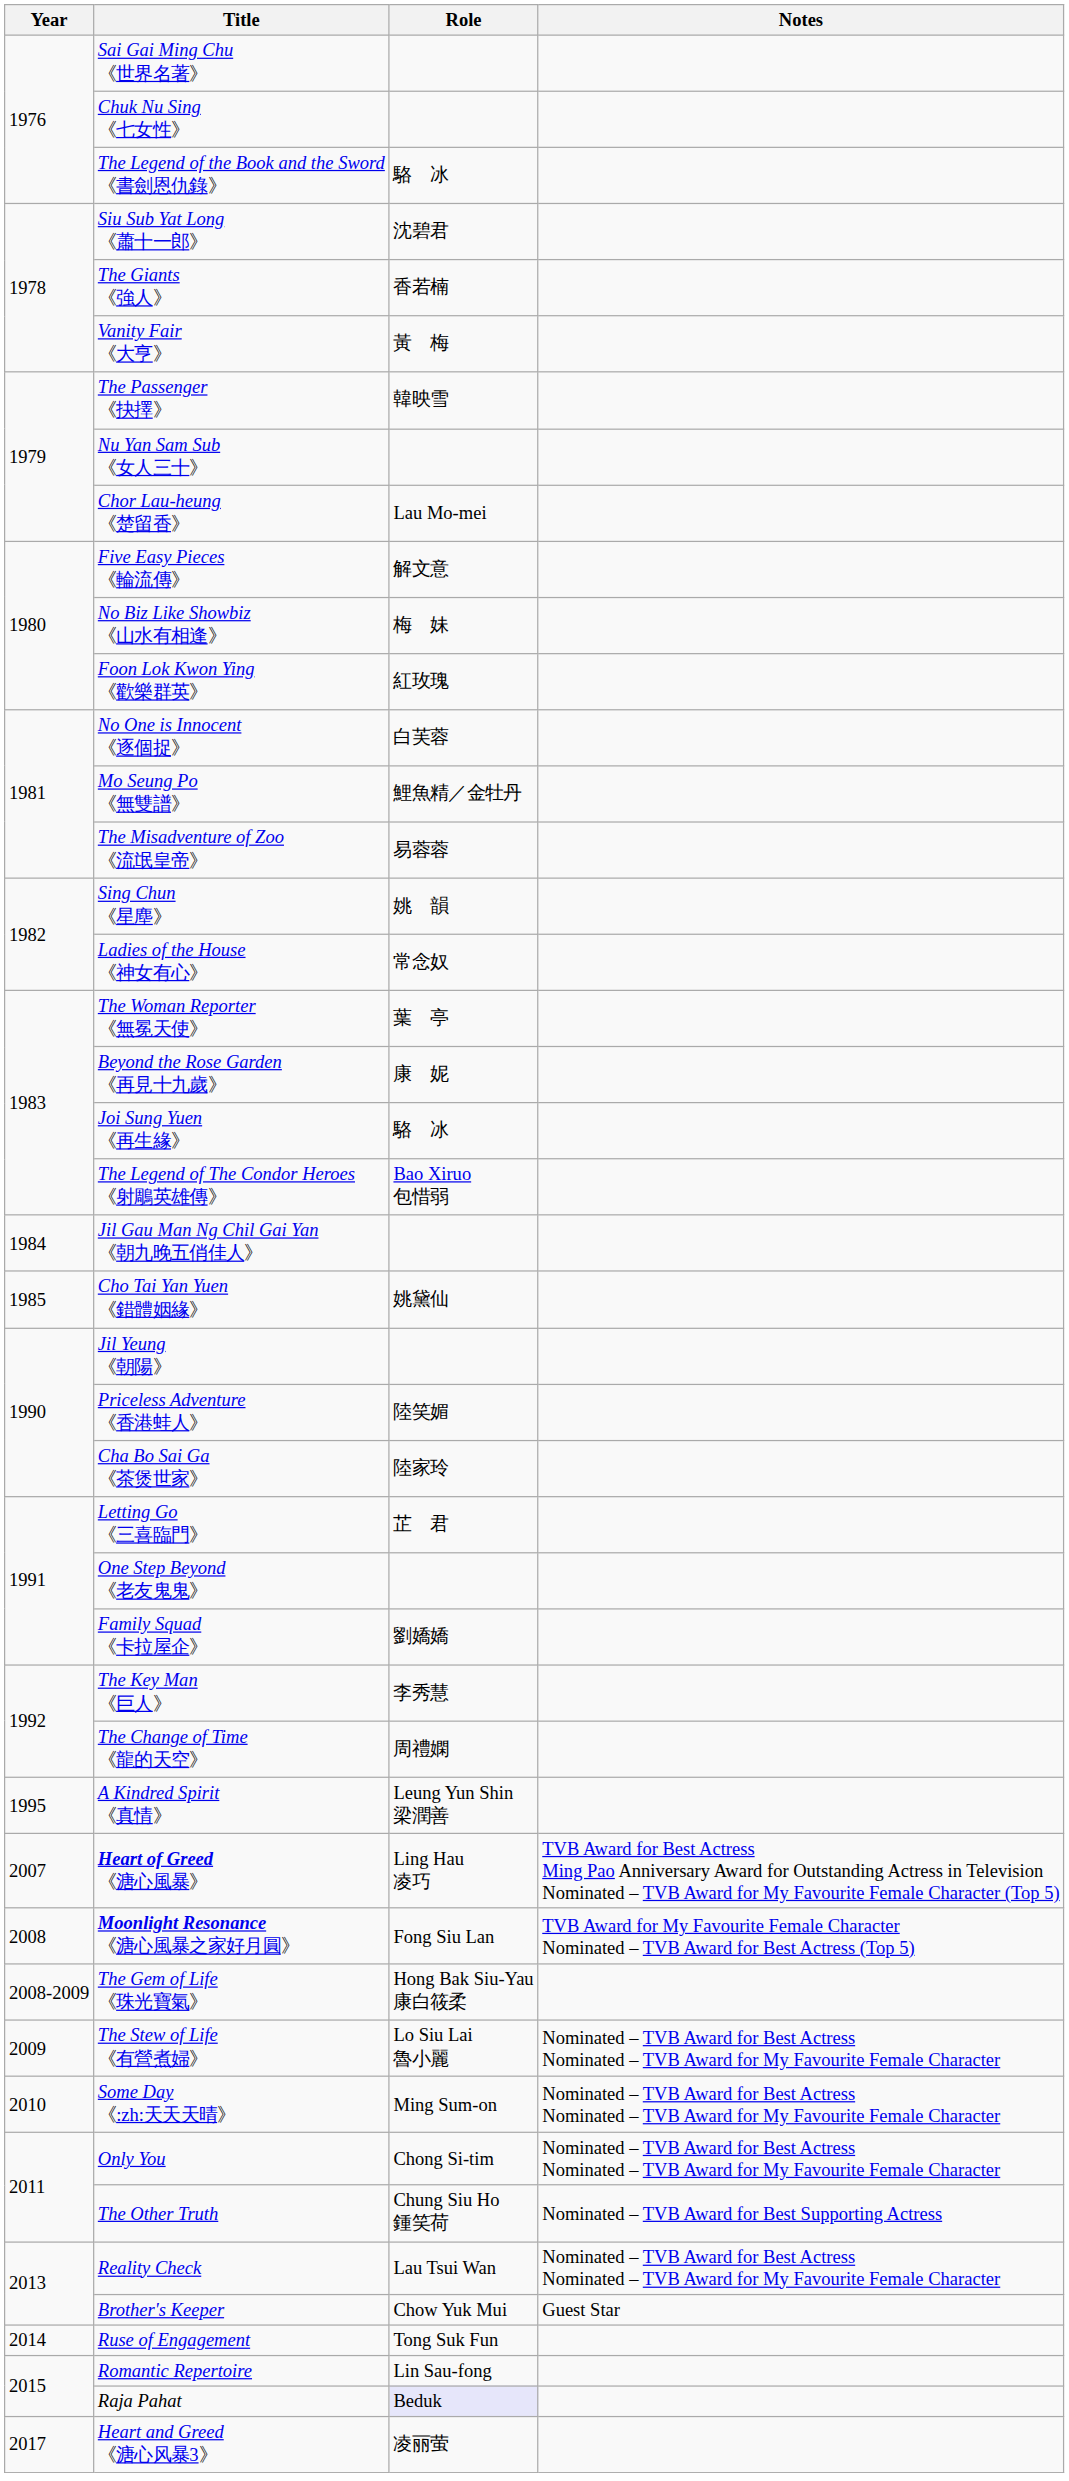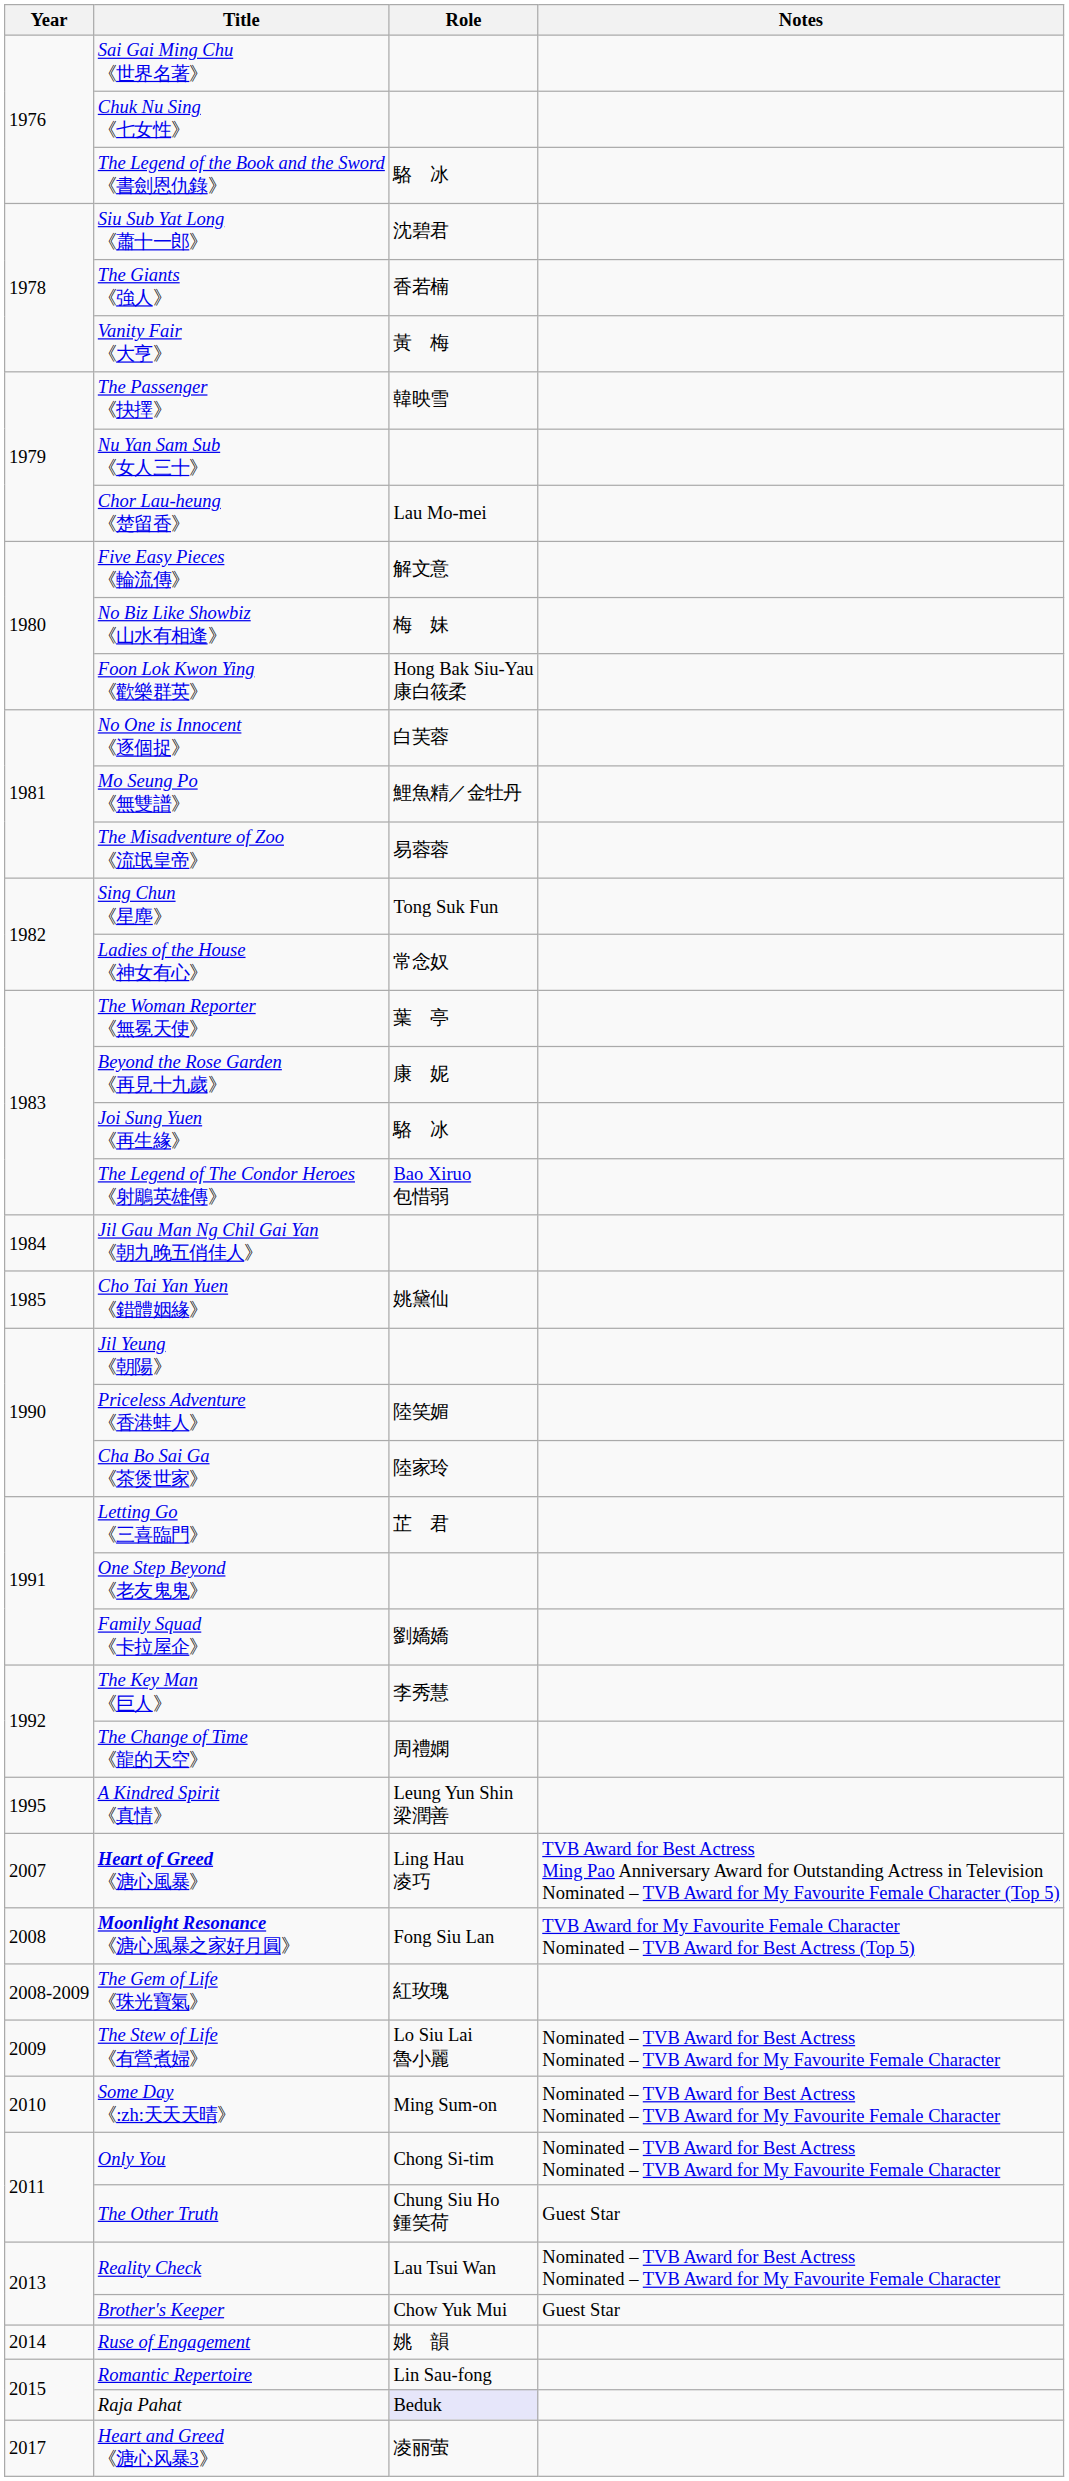(421, 680) 紅玫瑰 -> (464, 680) Hong Bak Siu-Yau 康白筱柔
(421, 905) 姚 韻 -> (446, 906) Tong Suk Fun
(464, 1991) Hong Bak Siu-Yau 康白筱柔 -> (421, 1991) 紅玫瑰
(742, 2213) Nominated – TVB Award for Best Supporting Actress -> (581, 2213) Guest Star
(446, 2339) Tong Suk Fun -> (421, 2341) 姚 韻
